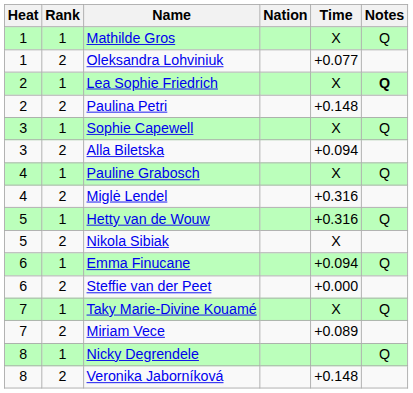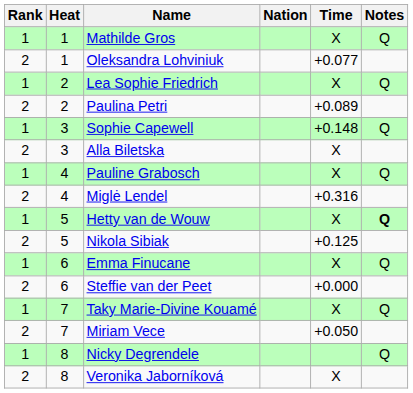columns swapped: (23, 15) <-> (63, 15)
(384, 83) bold -> (384, 83) normal
(336, 106) +0.148 -> (336, 106) +0.089
(336, 128) X -> (336, 128) +0.148
(336, 151) +0.094 -> (336, 151) X
(336, 219) +0.316 -> (336, 219) X
(384, 219) normal -> (384, 219) bold
(336, 241) X -> (336, 241) +0.125
(336, 264) +0.094 -> (336, 264) X
(336, 331) +0.089 -> (336, 331) +0.050
(336, 377) +0.148 -> (336, 377) X
